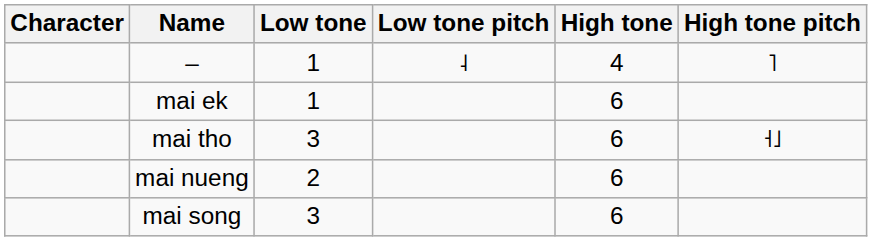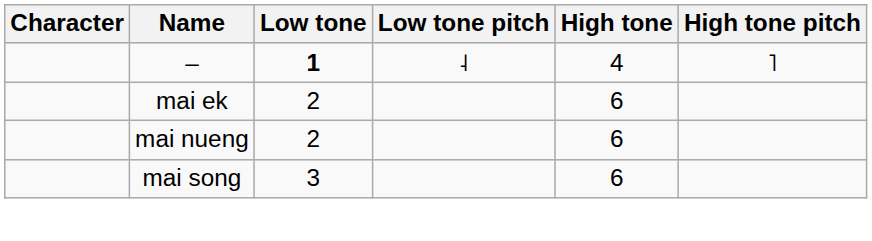(313, 62) normal -> (313, 62) bold
(313, 100) 1 -> (313, 100) 2
- row: (192, 139)
